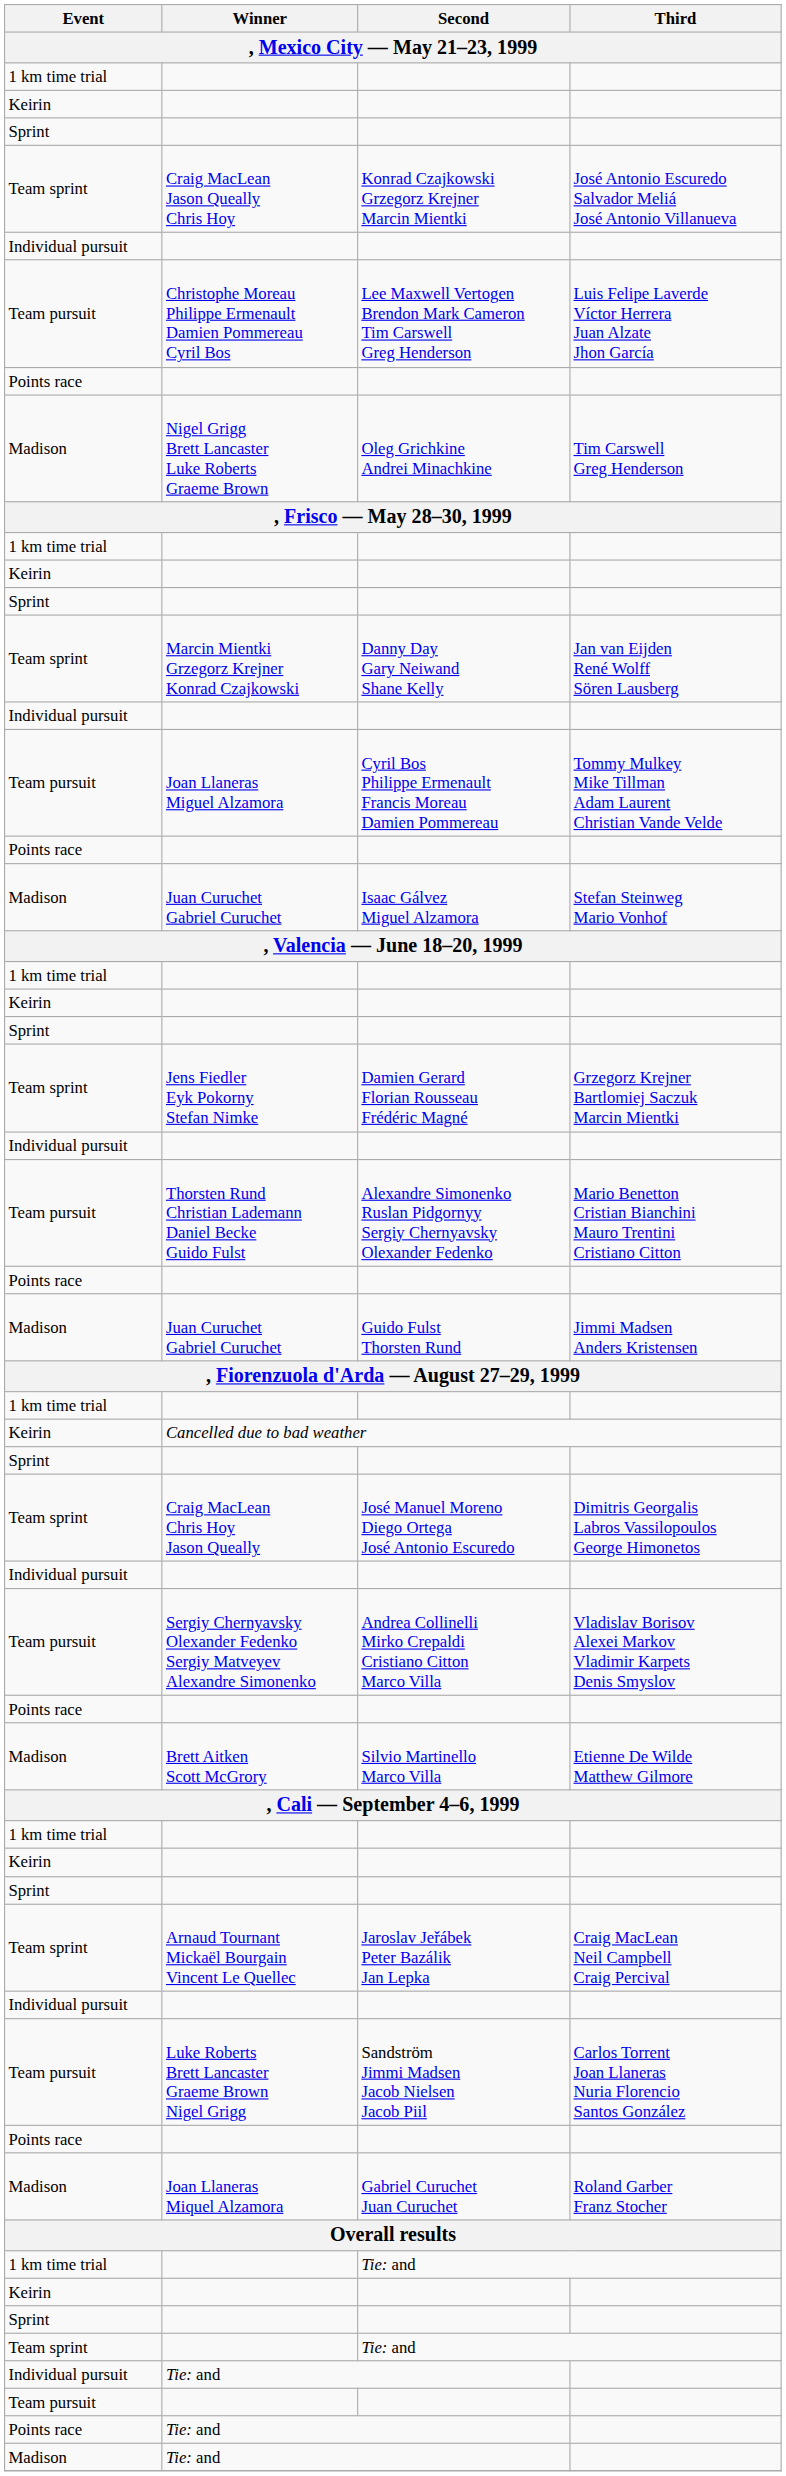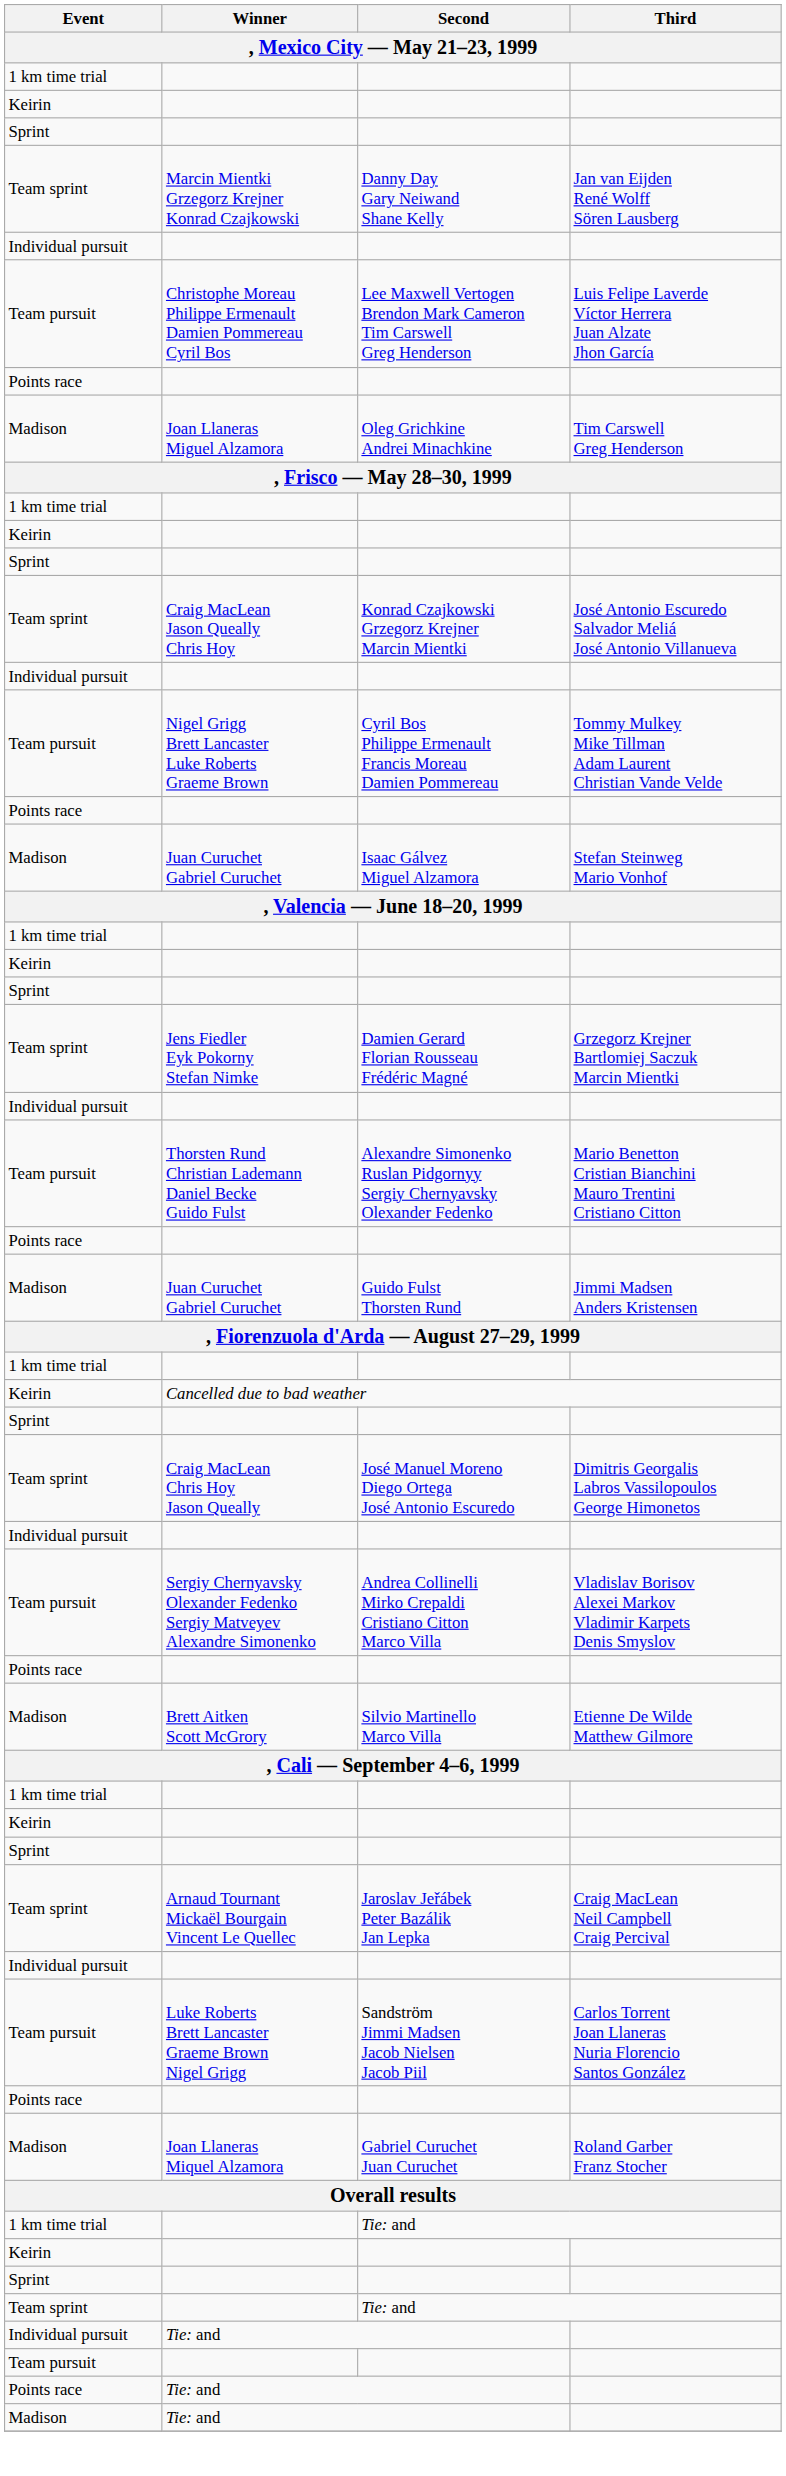rows swapped: (48, 189) <-> (48, 658)
(217, 457) Nigel Grigg Brett Lancaster Luke Roberts Graeme Brown -> (225, 438) Joan Llaneras Miguel Alzamora
(225, 792) Joan Llaneras Miguel Alzamora -> (217, 753) Nigel Grigg Brett Lancaster Luke Roberts Graeme Brown
